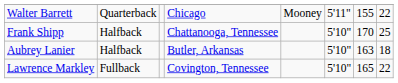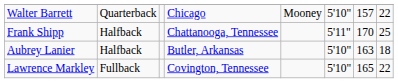(339, 13) 5'11" -> (339, 13) 5'10"
(365, 13) 155 -> (365, 13) 157
(339, 31) 5'10" -> (339, 31) 5'11"
